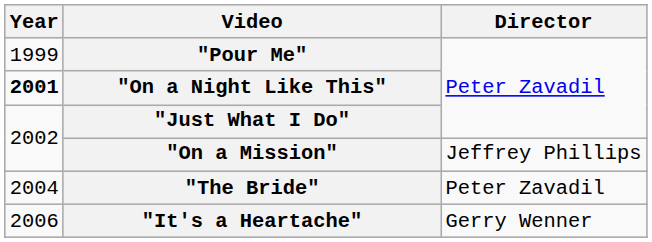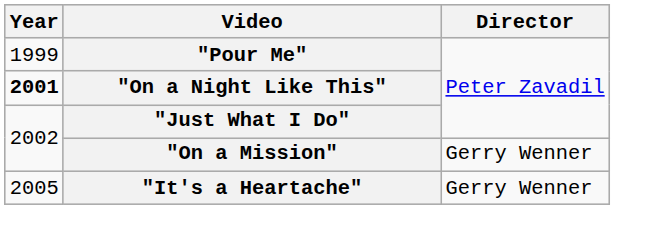(543, 154) Jeffrey Phillips -> (519, 154) Gerry Wenner
- row: (252, 188)
(34, 221) 2006 -> (34, 188) 2005
